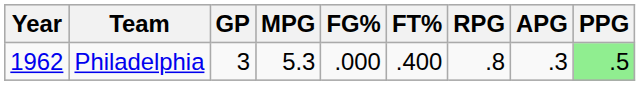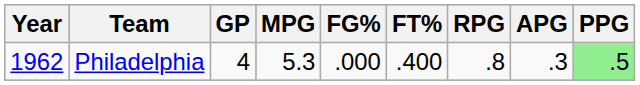(243, 62) 3 -> (243, 62) 4
